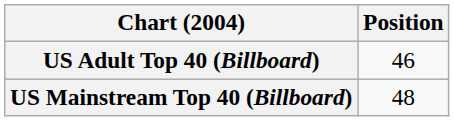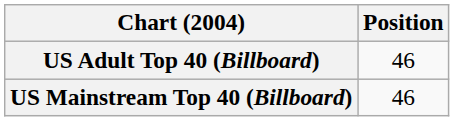(403, 97) 48 -> (403, 97) 46
